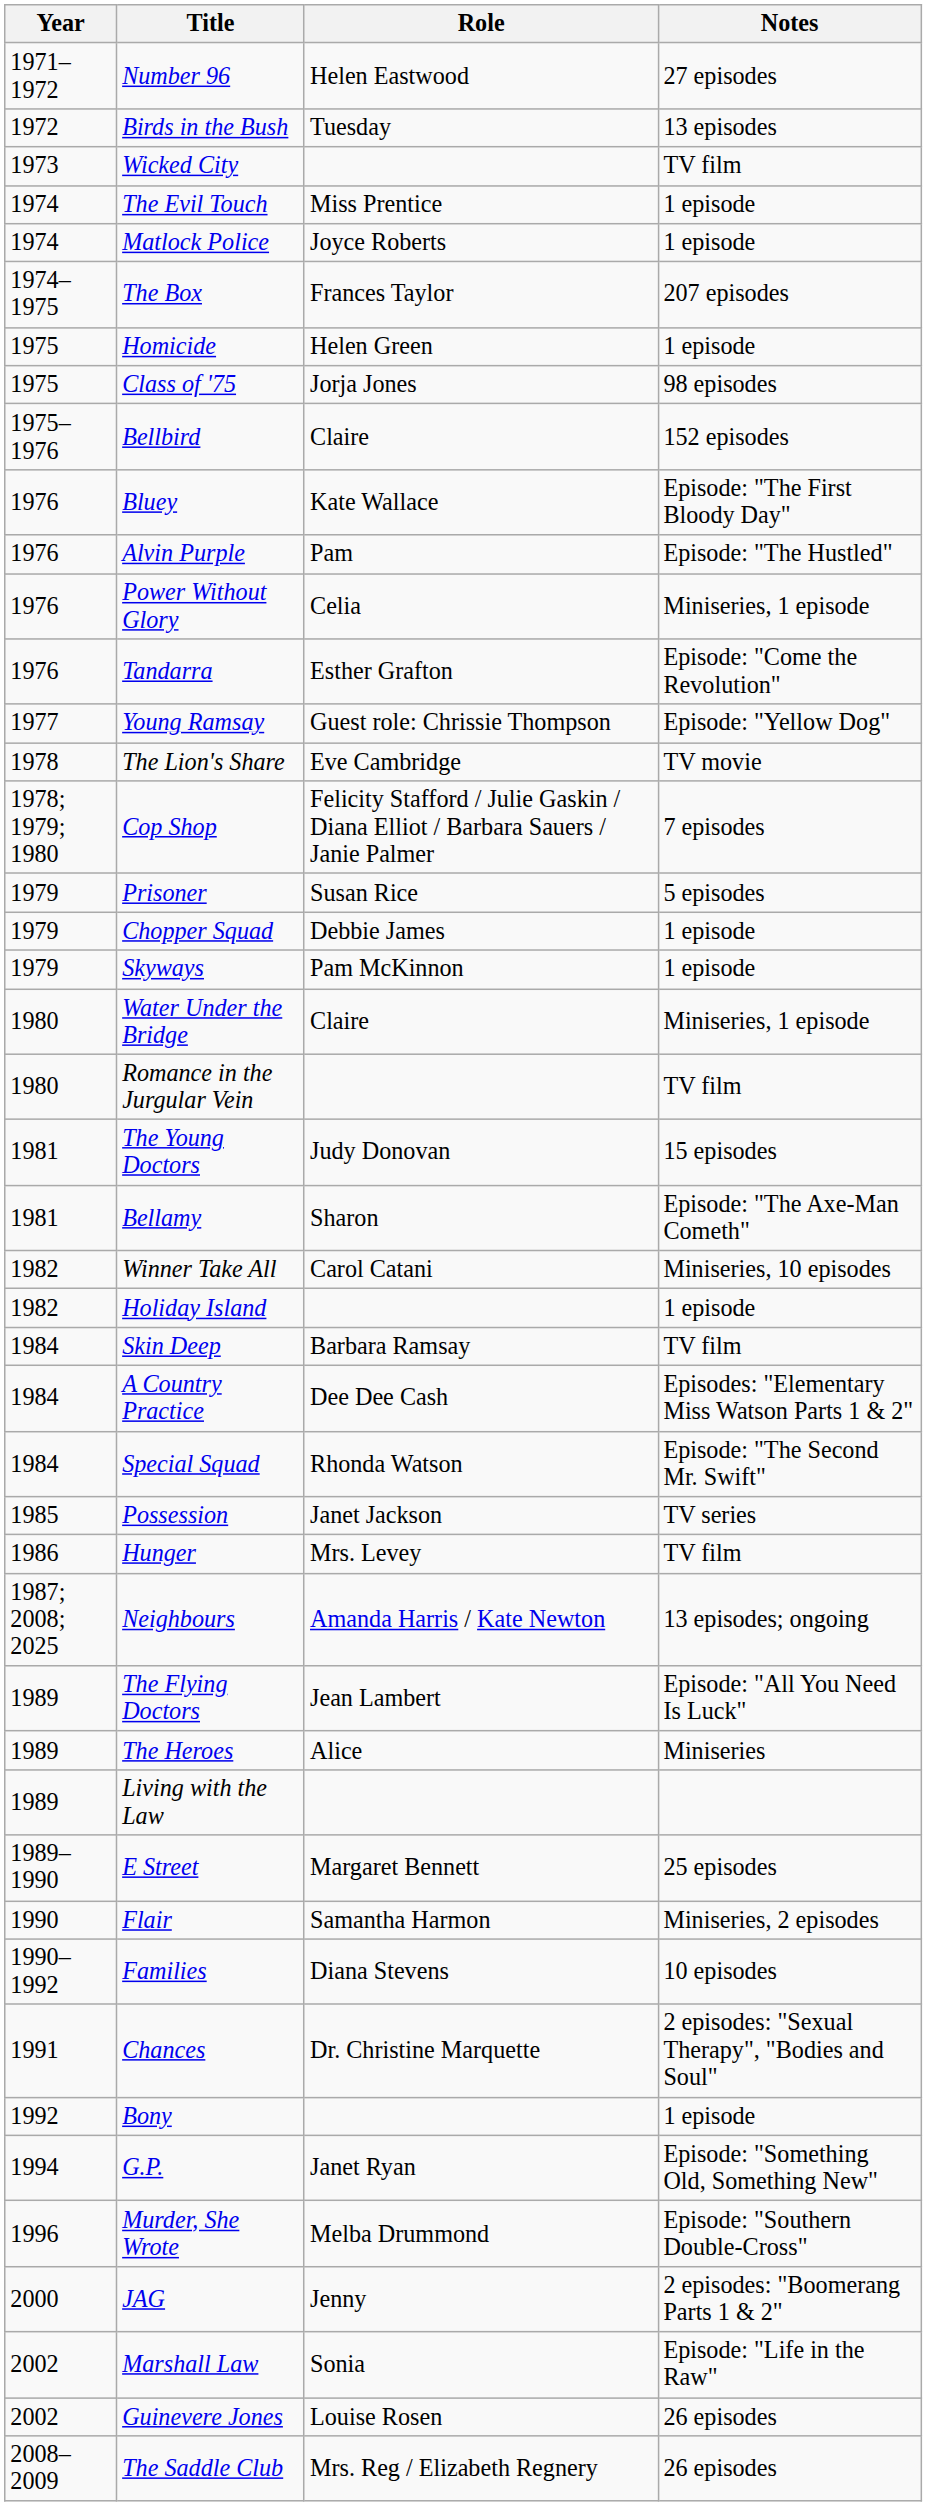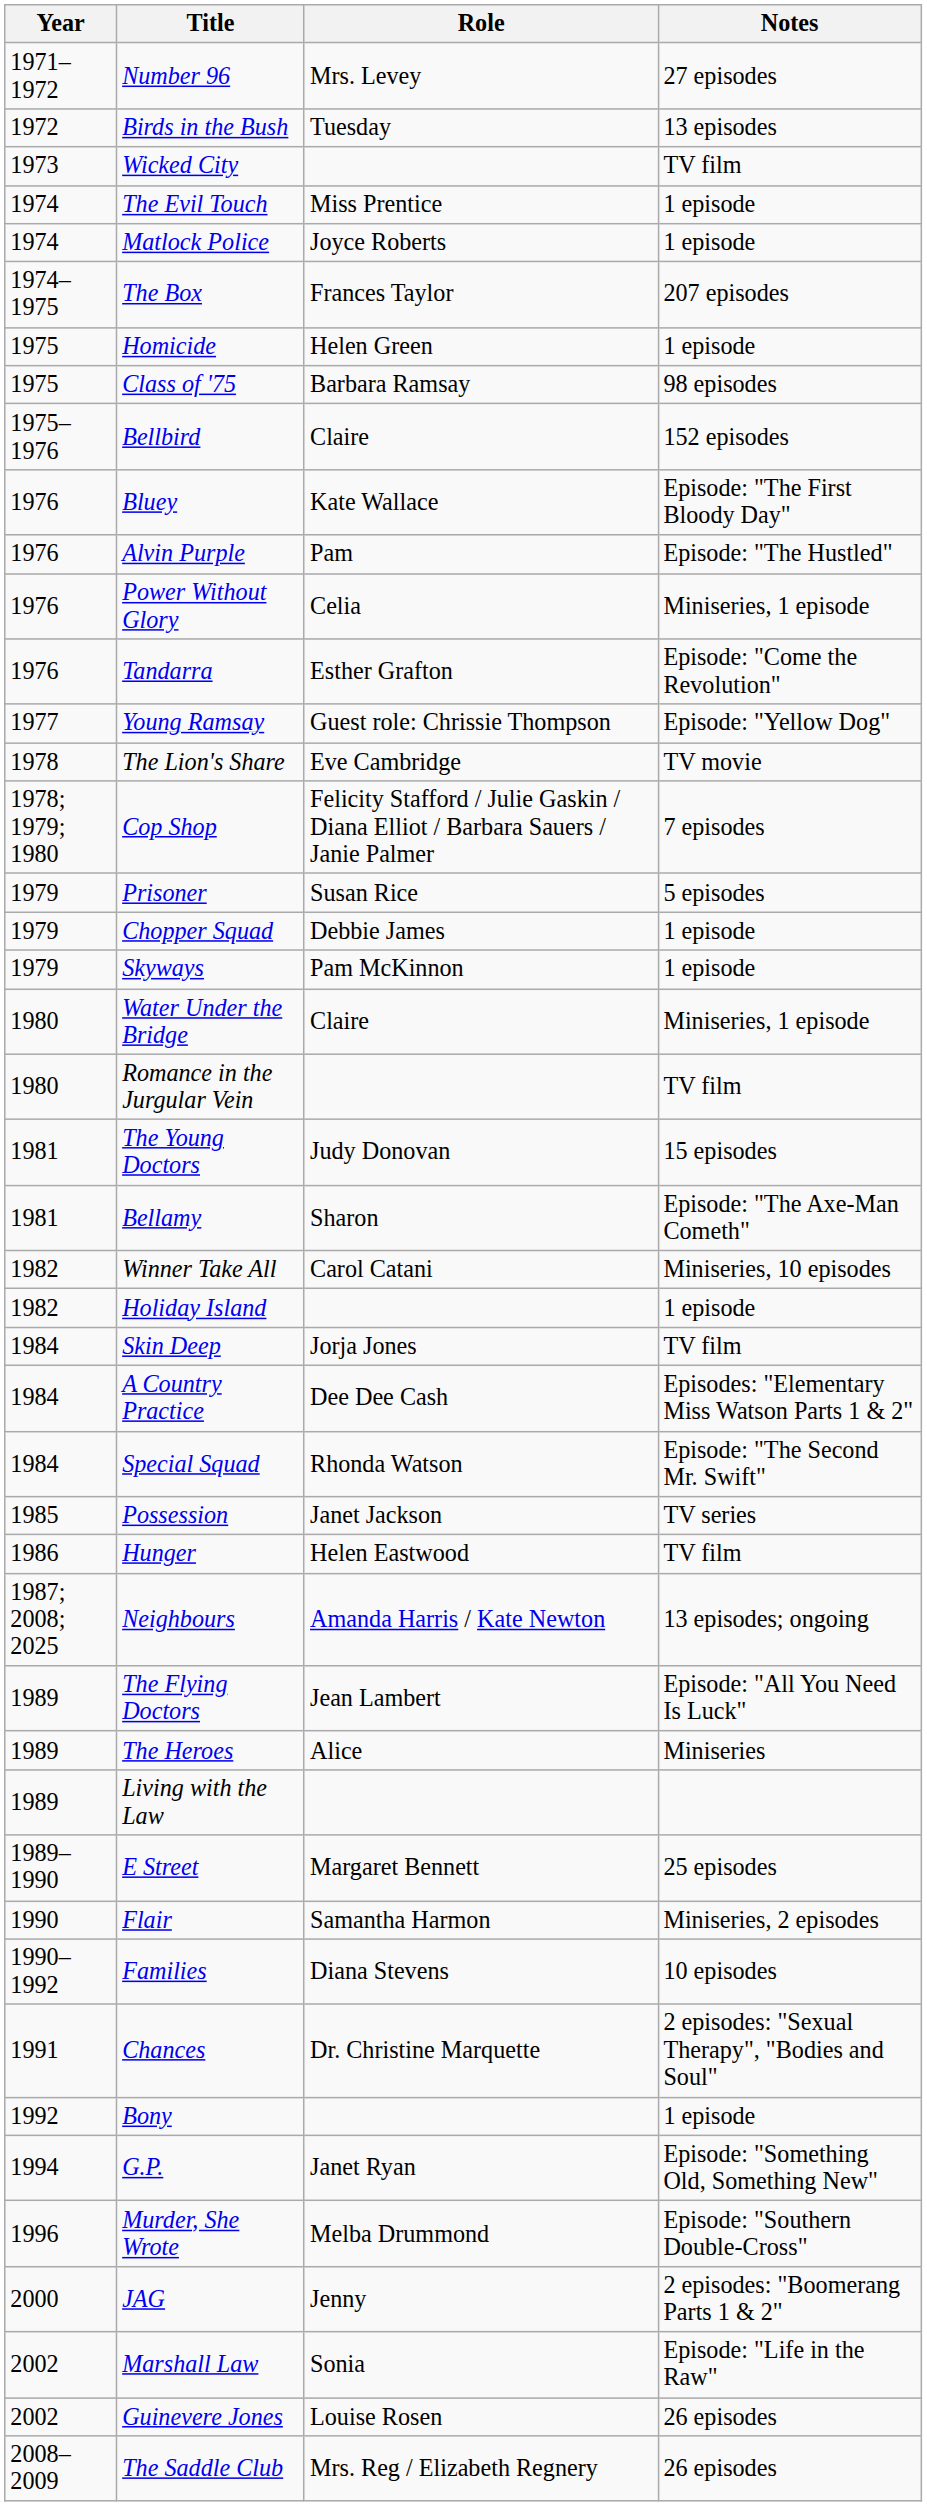(390, 75) Helen Eastwood -> (366, 75) Mrs. Levey
(363, 384) Jorja Jones -> (390, 384) Barbara Ramsay
(390, 1346) Barbara Ramsay -> (363, 1346) Jorja Jones
(366, 1553) Mrs. Levey -> (390, 1553) Helen Eastwood
